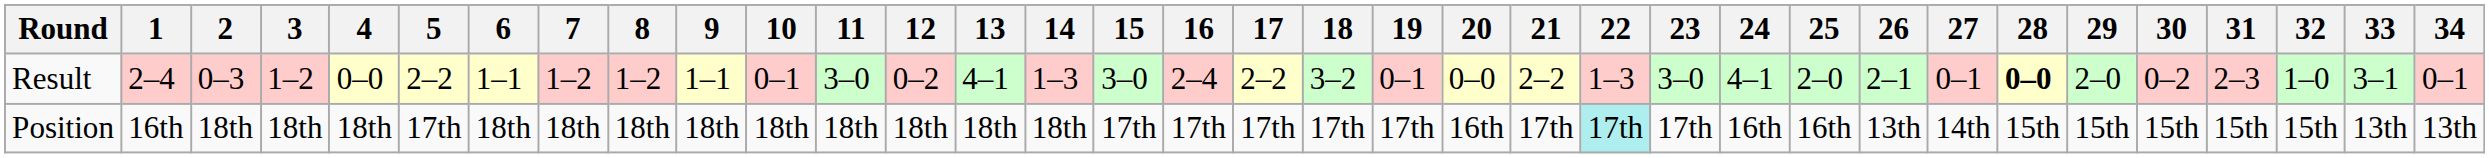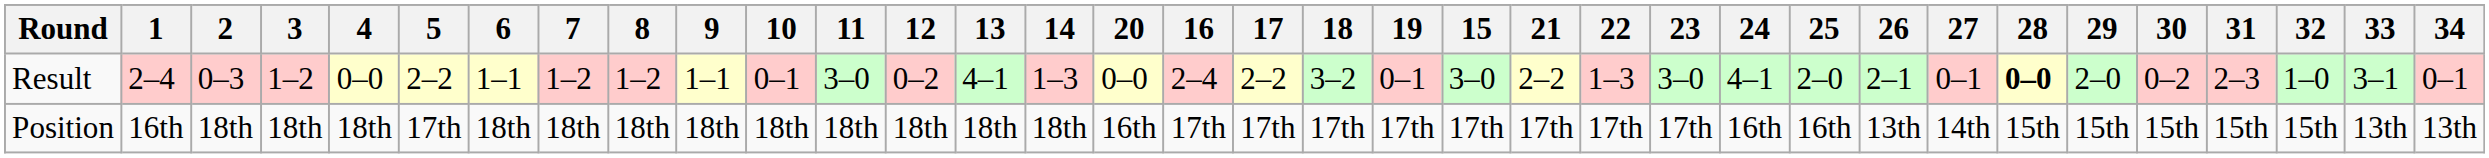columns swapped: (1129, 29) <-> (1476, 29)
(1615, 127) paleturquoise background -> (1615, 127) no background
